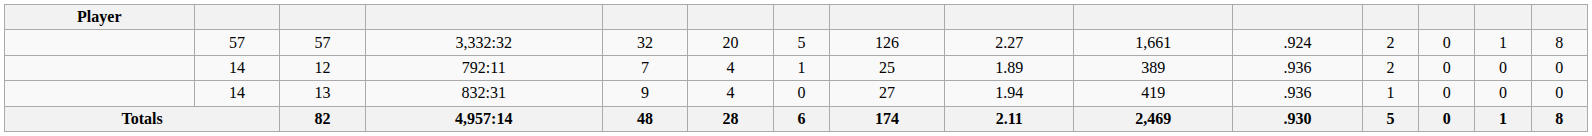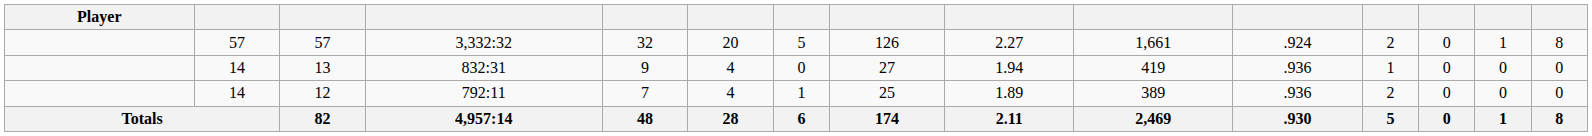rows swapped: (322, 93) <-> (322, 67)
